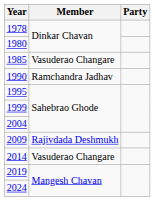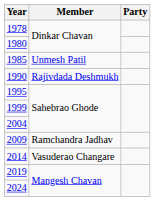(73, 60) Vasuderao Changare -> (59, 60) Unmesh Patil
(72, 76) Ramchandra Jadhav -> (75, 76) Rajivdada Deshmukh
(75, 140) Rajivdada Deshmukh -> (72, 140) Ramchandra Jadhav
